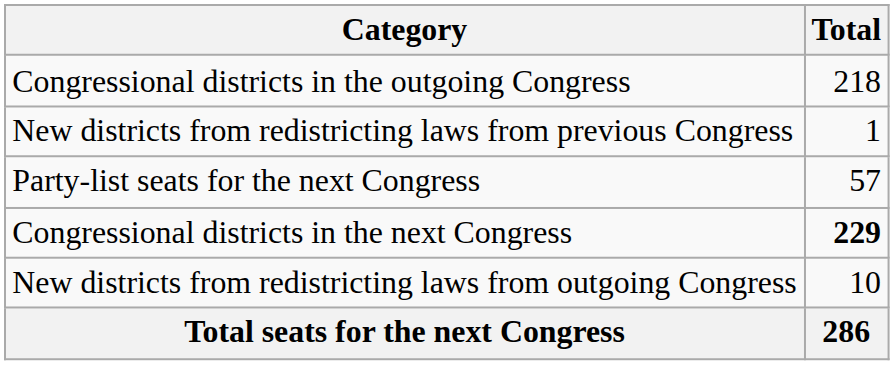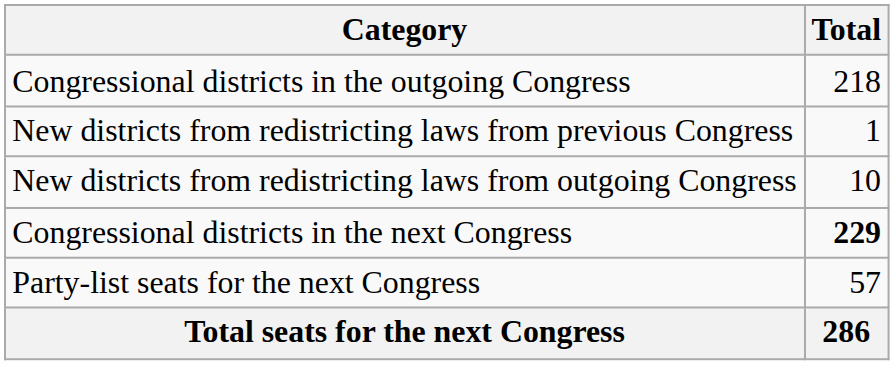rows swapped: (405, 282) <-> (246, 181)
